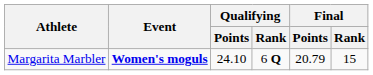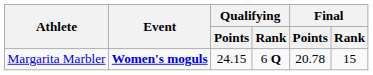(232, 59) 24.10 -> (232, 59) 24.15
(310, 59) 20.79 -> (310, 59) 20.78
